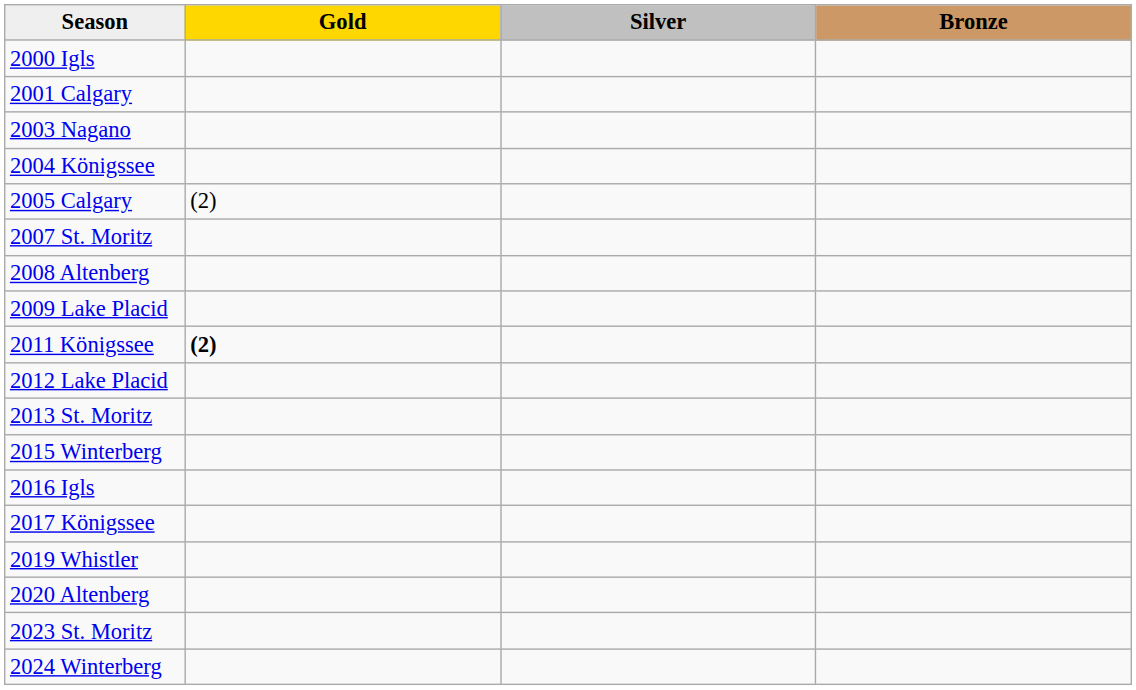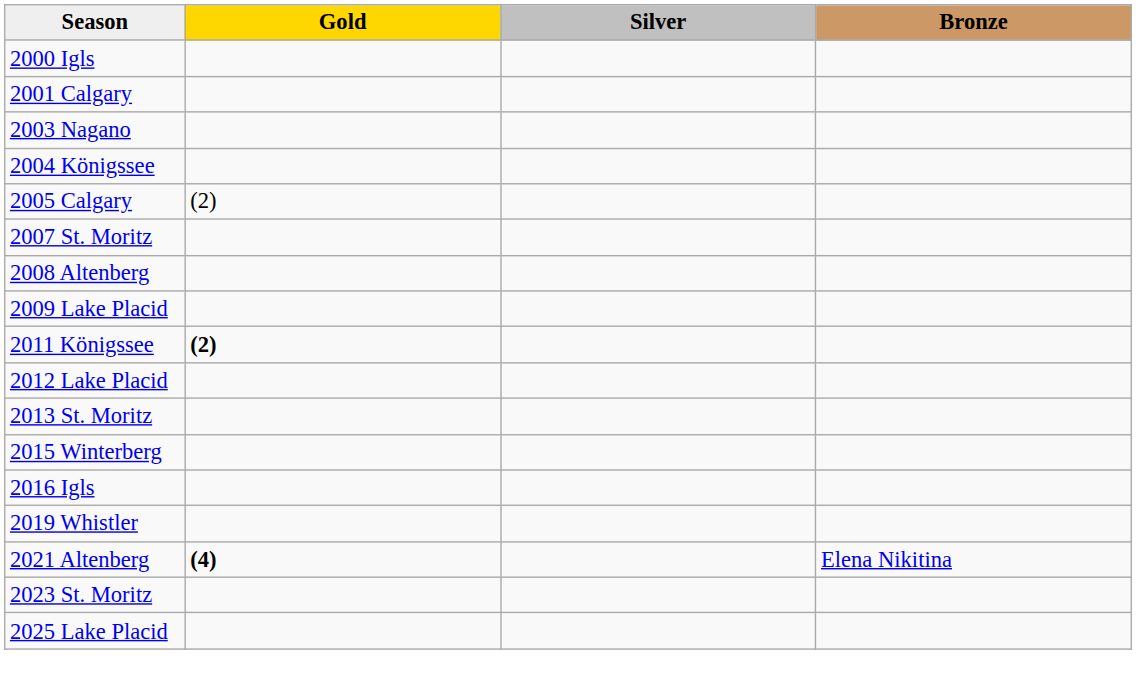- row: (82, 523)
- row: (80, 594)
+ row: (80, 559)
- row: (86, 666)
+ row: (89, 630)
